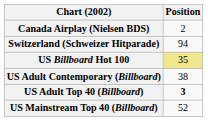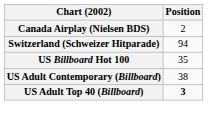(183, 60) khaki background -> (183, 60) no background
- row: (84, 108)
